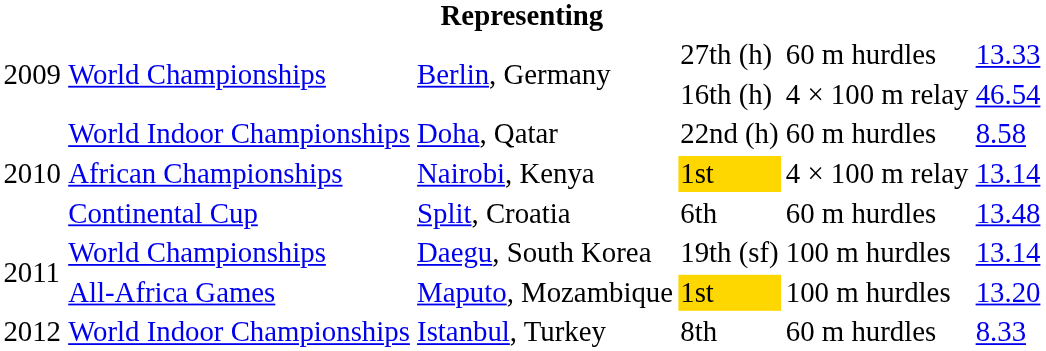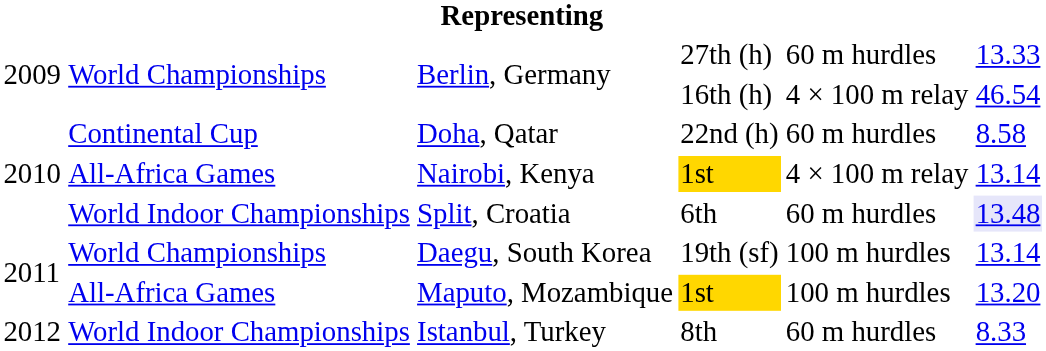(239, 134) World Indoor Championships -> (163, 134) Continental Cup
(205, 173) African Championships -> (172, 173) All-Africa Games
(163, 213) Continental Cup -> (239, 213) World Indoor Championships
(1008, 213) no background -> (1008, 213) lavender background
